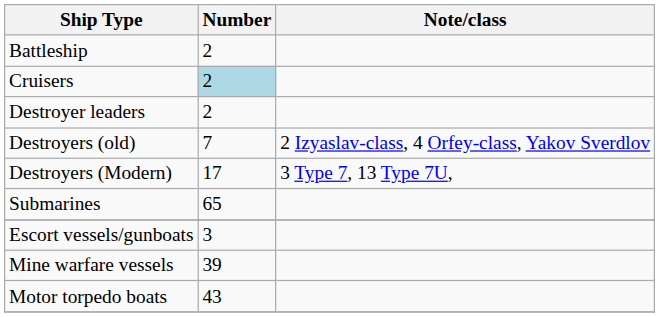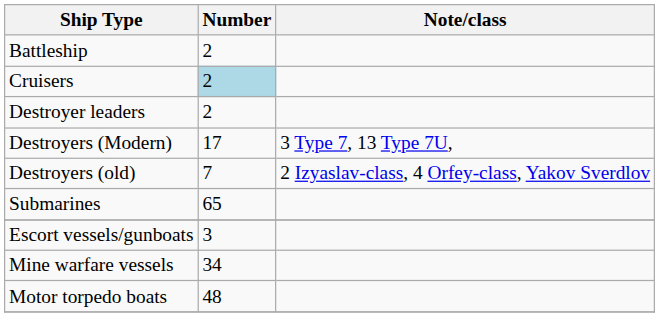rows swapped: (91, 173) <-> (72, 142)
(212, 265) 39 -> (212, 265) 34
(212, 296) 43 -> (212, 296) 48
